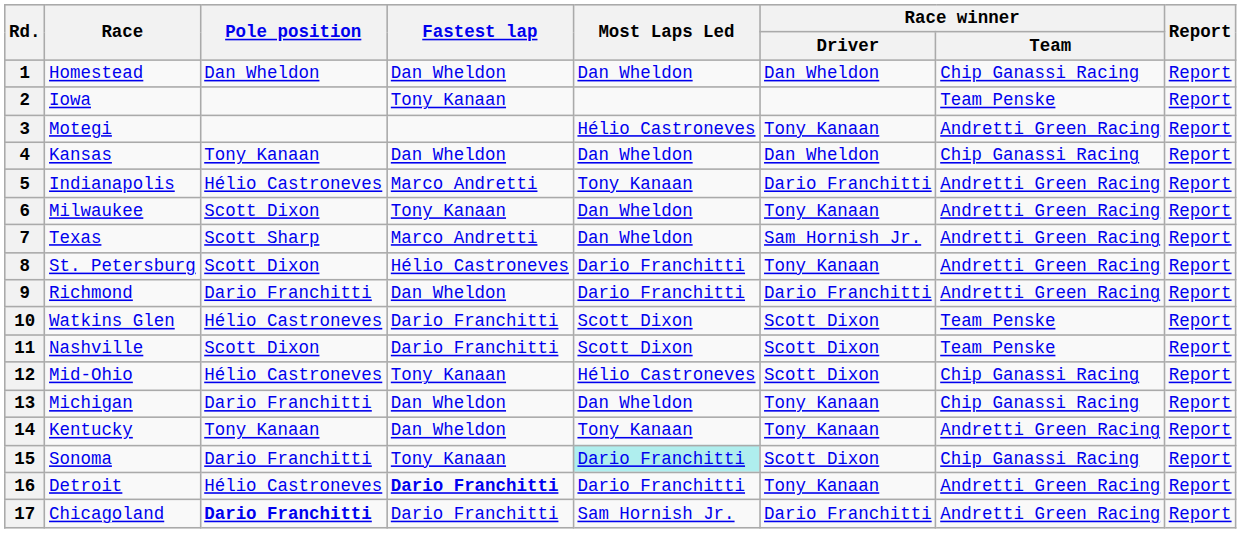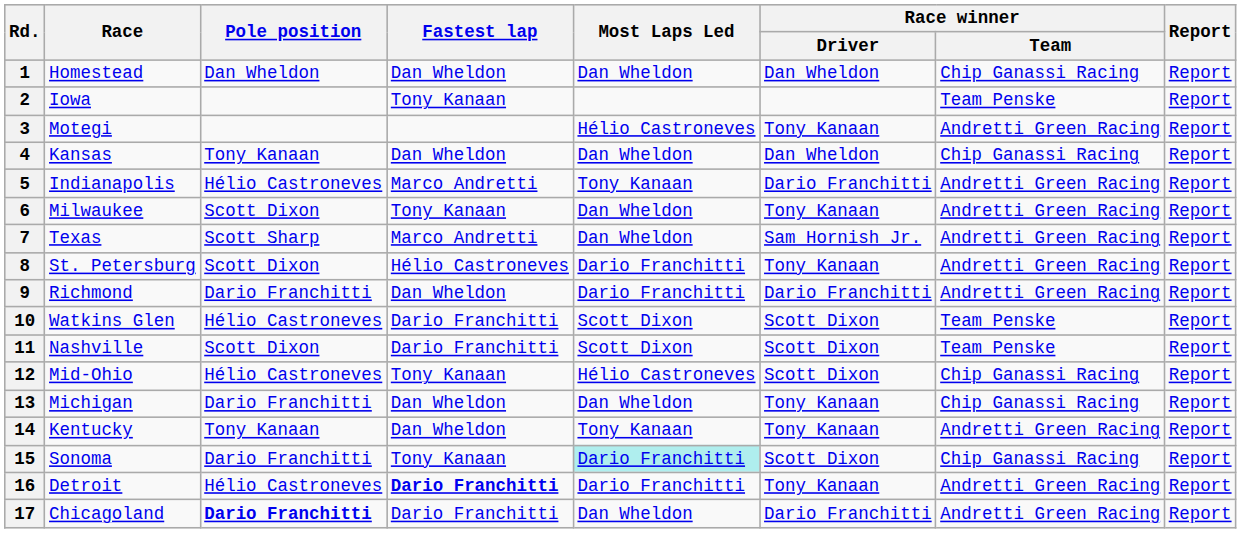(656, 514) Sam Hornish Jr. -> (635, 514) Dan Wheldon
